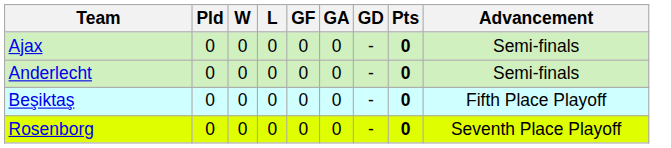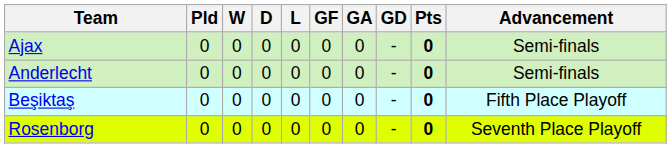+ column: (266, 18)
